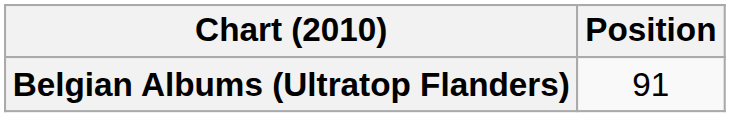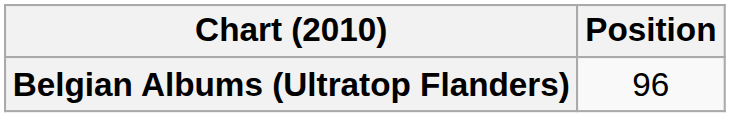(651, 83) 91 -> (651, 83) 96
